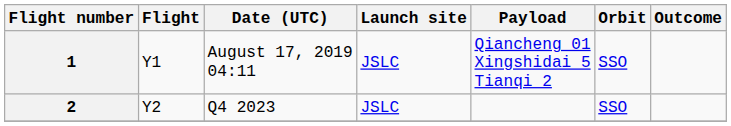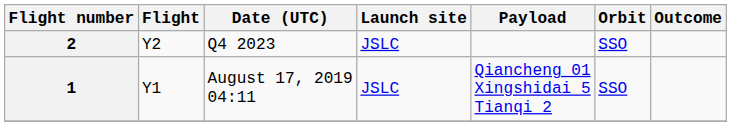rows swapped: (71, 63) <-> (71, 108)
